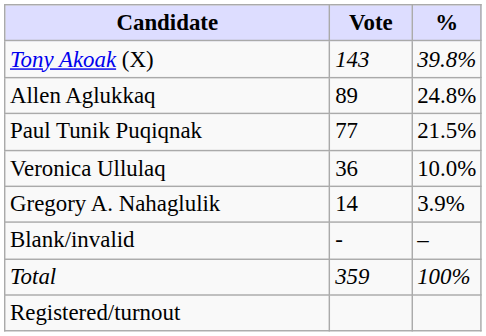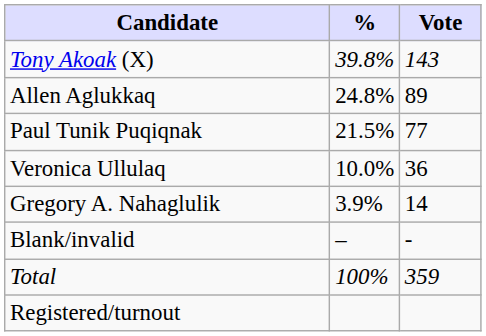columns swapped: (371, 22) <-> (447, 22)
